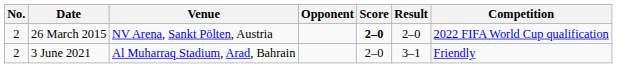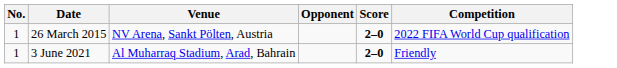- column: (411, 14)
(16, 33) 2 -> (16, 33) 1
(16, 53) 2 -> (16, 53) 1
(374, 53) normal -> (374, 53) bold
